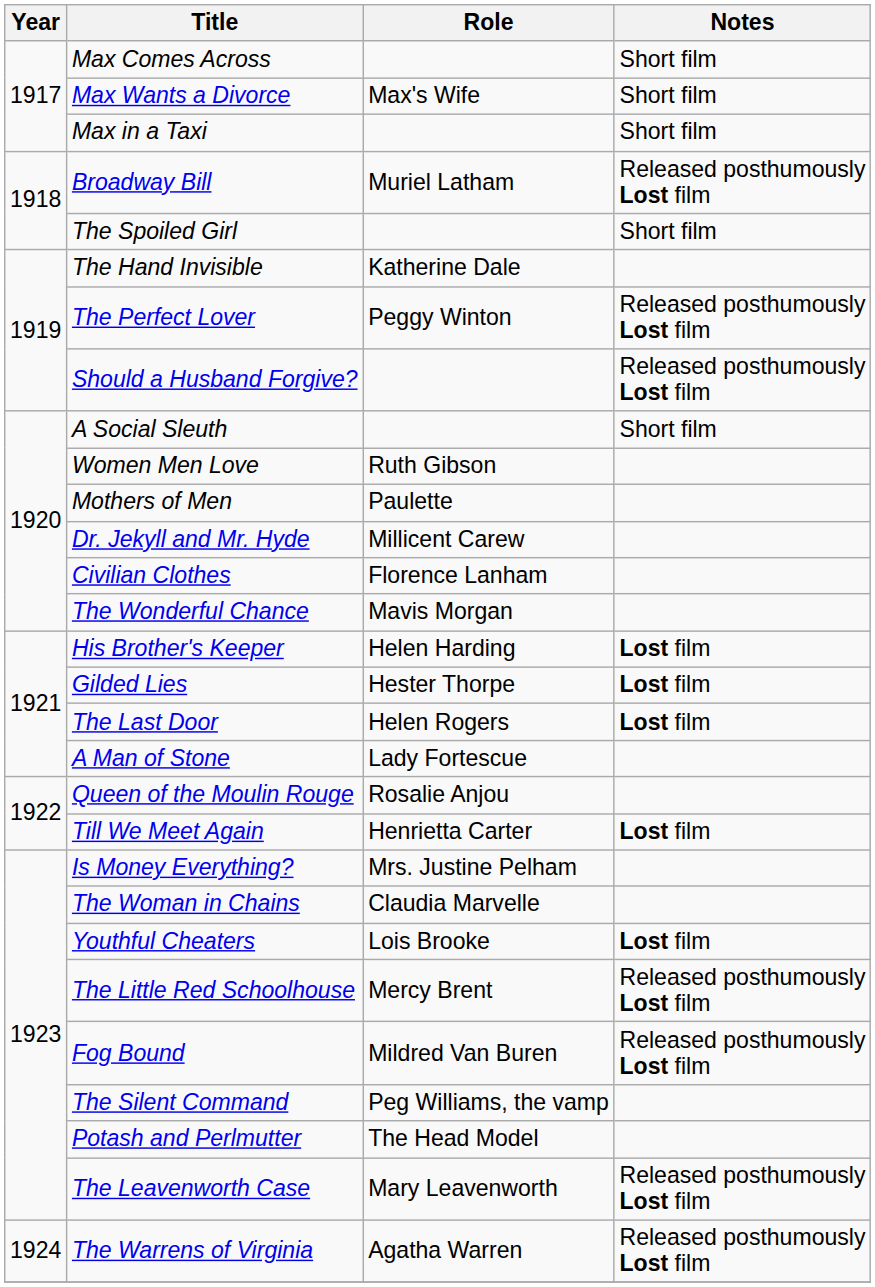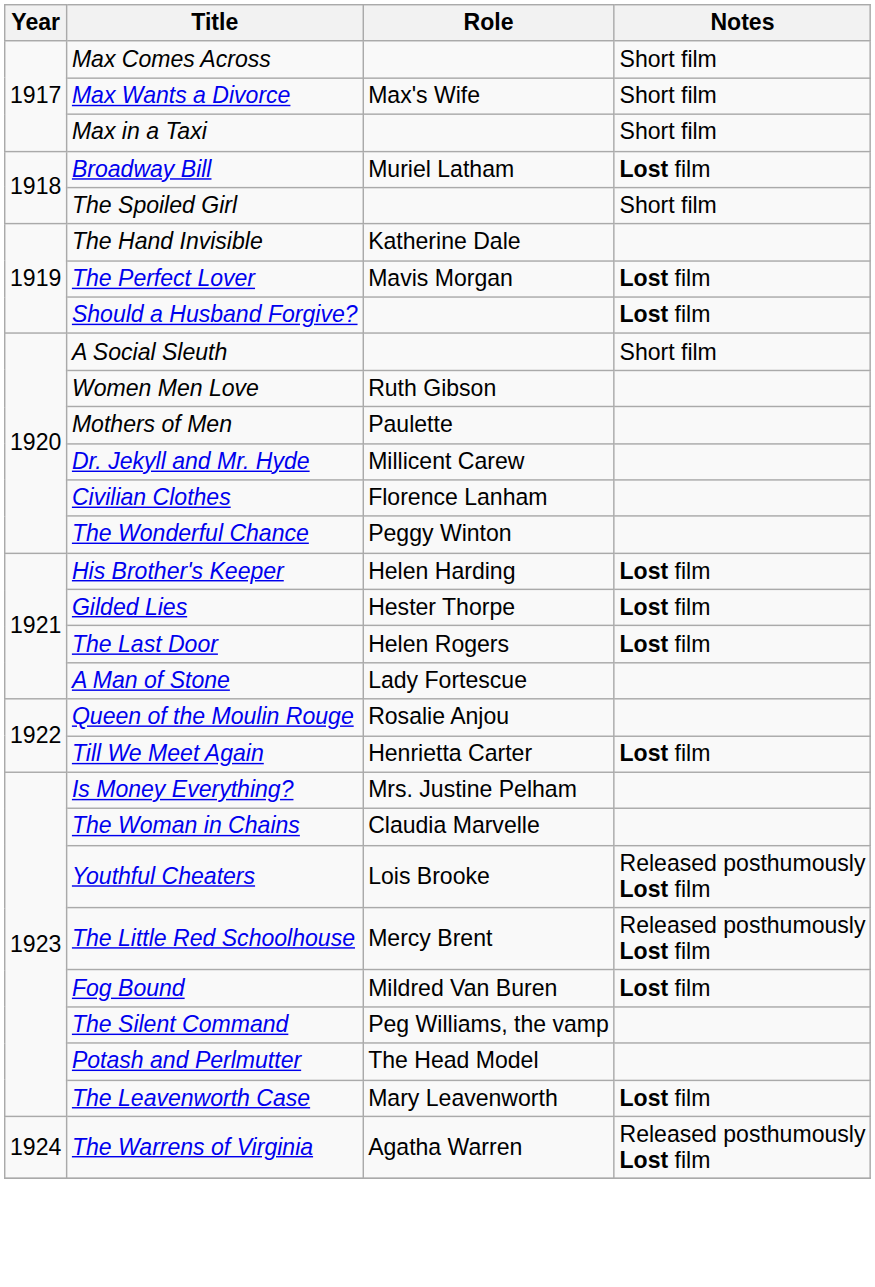(742, 181) Released posthumously Lost film -> (665, 168) Lost film
(440, 317) Peggy Winton -> (441, 278) Mavis Morgan
(742, 317) Released posthumously Lost film -> (665, 278) Lost film
(742, 379) Released posthumously Lost film -> (665, 315) Lost film
(441, 612) Mavis Morgan -> (440, 534) Peggy Winton
(665, 940) Lost film -> (742, 876) Released posthumously Lost film
(742, 1052) Released posthumously Lost film -> (665, 988) Lost film
(742, 1188) Released posthumously Lost film -> (665, 1097) Lost film
